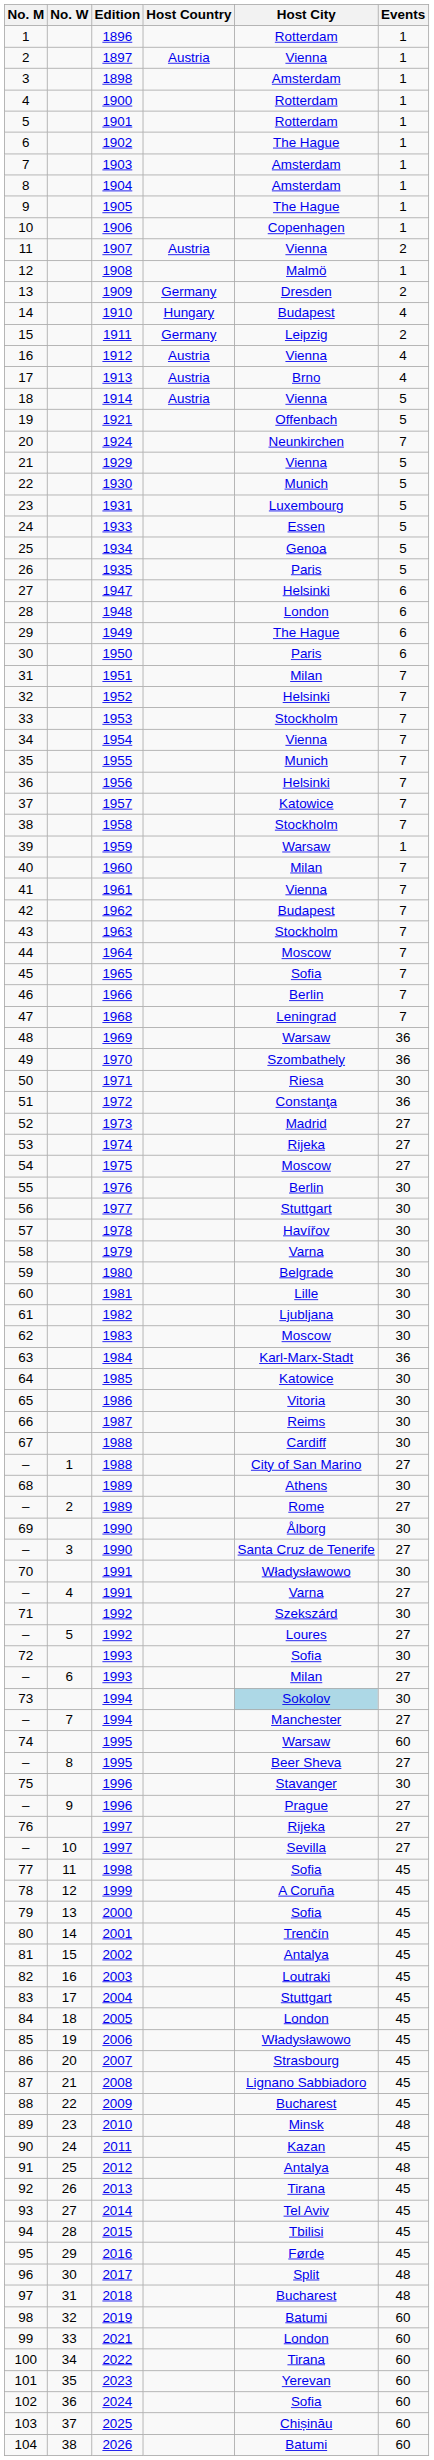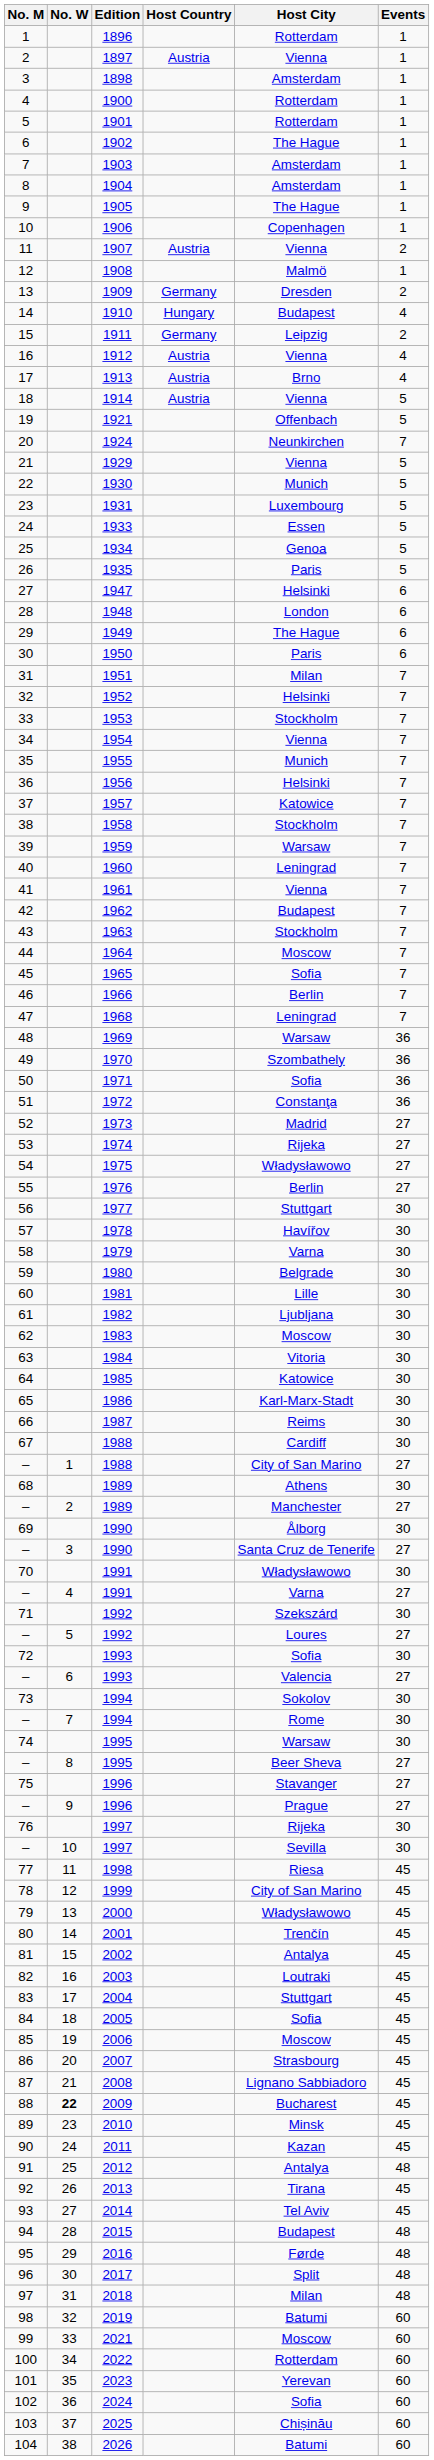(403, 846) 1 -> (403, 846) 7
(306, 867) Milan -> (306, 867) Leningrad
(306, 1080) Riesa -> (306, 1080) Sofia
(403, 1080) 30 -> (403, 1080) 36
(306, 1166) Moscow -> (306, 1166) Władysławowo
(403, 1187) 30 -> (403, 1187) 27
(306, 1358) Karl-Marx-Stadt -> (306, 1358) Vitoria
(403, 1358) 36 -> (403, 1358) 30
(306, 1400) Vitoria -> (306, 1400) Karl-Marx-Stadt
(306, 1507) Rome -> (306, 1507) Manchester
(306, 1677) Milan -> (306, 1677) Valencia
(306, 1699) lightblue background -> (306, 1699) no background
(306, 1720) Manchester -> (306, 1720) Rome
(403, 1720) 27 -> (403, 1720) 30
(403, 1741) 60 -> (403, 1741) 30
(403, 1784) 30 -> (403, 1784) 27
(403, 1826) 27 -> (403, 1826) 30
(403, 1848) 27 -> (403, 1848) 30
(306, 1869) Sofia -> (306, 1869) Riesa
(306, 1890) A Coruña -> (306, 1890) City of San Marino
(306, 1912) Sofia -> (306, 1912) Władysławowo
(306, 2018) London -> (306, 2018) Sofia
(306, 2040) Władysławowo -> (306, 2040) Moscow
(69, 2104) normal -> (69, 2104) bold
(403, 2125) 48 -> (403, 2125) 45
(306, 2231) Tbilisi -> (306, 2231) Budapest
(403, 2231) 45 -> (403, 2231) 48
(403, 2253) 45 -> (403, 2253) 48
(306, 2295) Bucharest -> (306, 2295) Milan
(306, 2338) London -> (306, 2338) Moscow
(306, 2359) Tirana -> (306, 2359) Rotterdam
